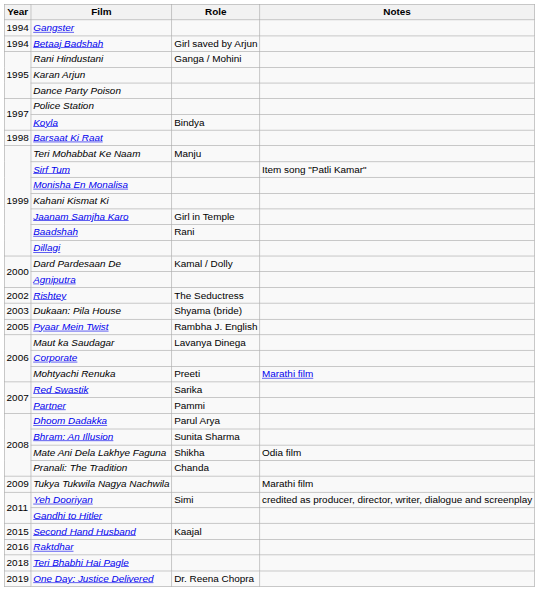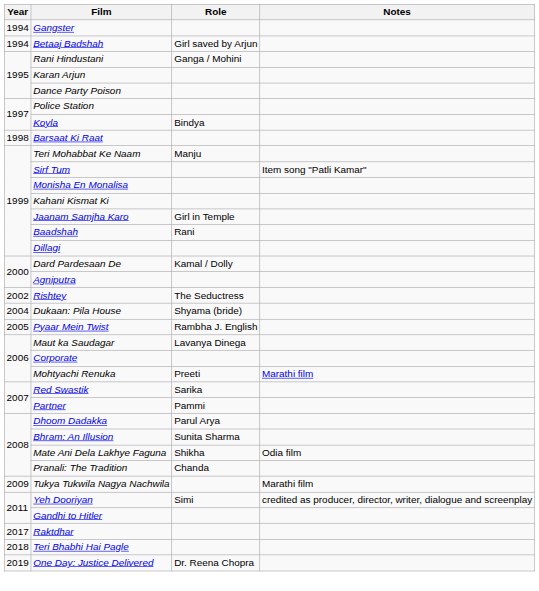(18, 311) 2003 -> (18, 311) 2004
- row: (85, 531)
(18, 547) 2016 -> (18, 531) 2017
